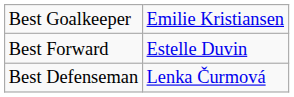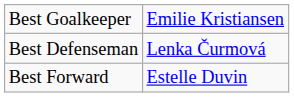rows swapped: (73, 77) <-> (59, 48)
